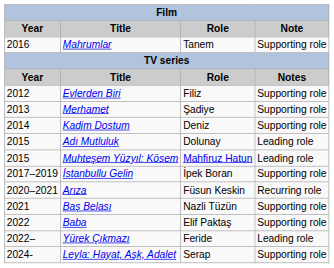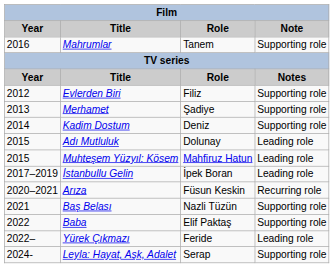(292, 174) Supporting role -> (285, 174) Leading role
